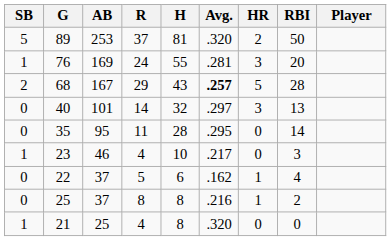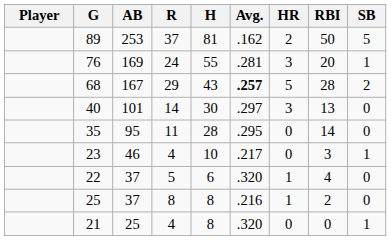columns swapped: (351, 16) <-> (24, 16)
(219, 39) .320 -> (250, 39) .162
(180, 108) 32 -> (210, 108) 30
(219, 177) .162 -> (250, 177) .320
